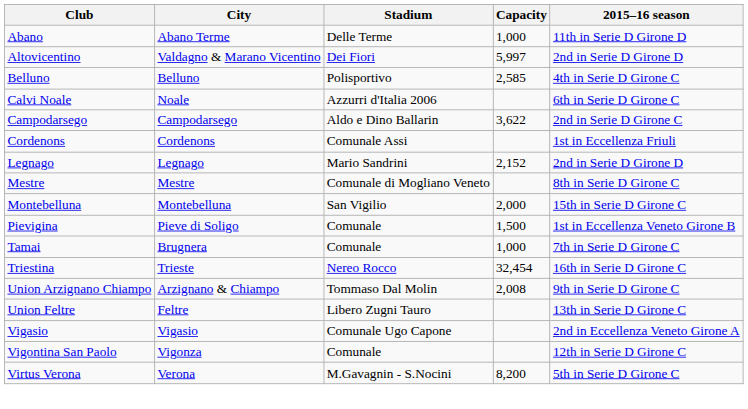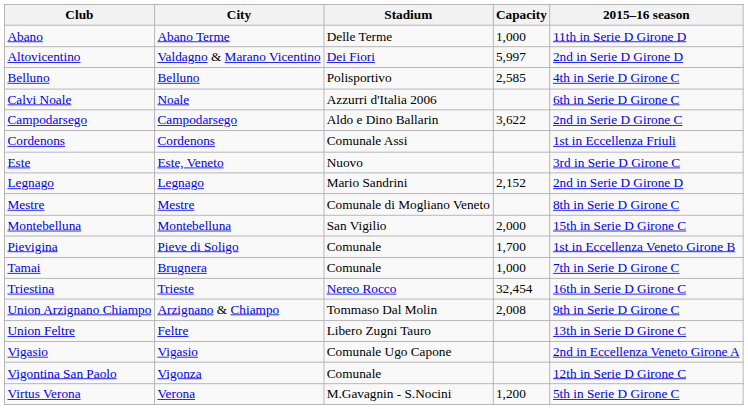+ row: (19, 162)
(511, 225) 1,500 -> (511, 246) 1,700
(511, 373) 8,200 -> (511, 394) 1,200
